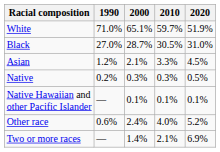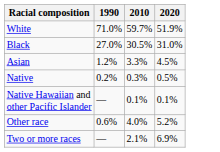- column: (139, 13)
